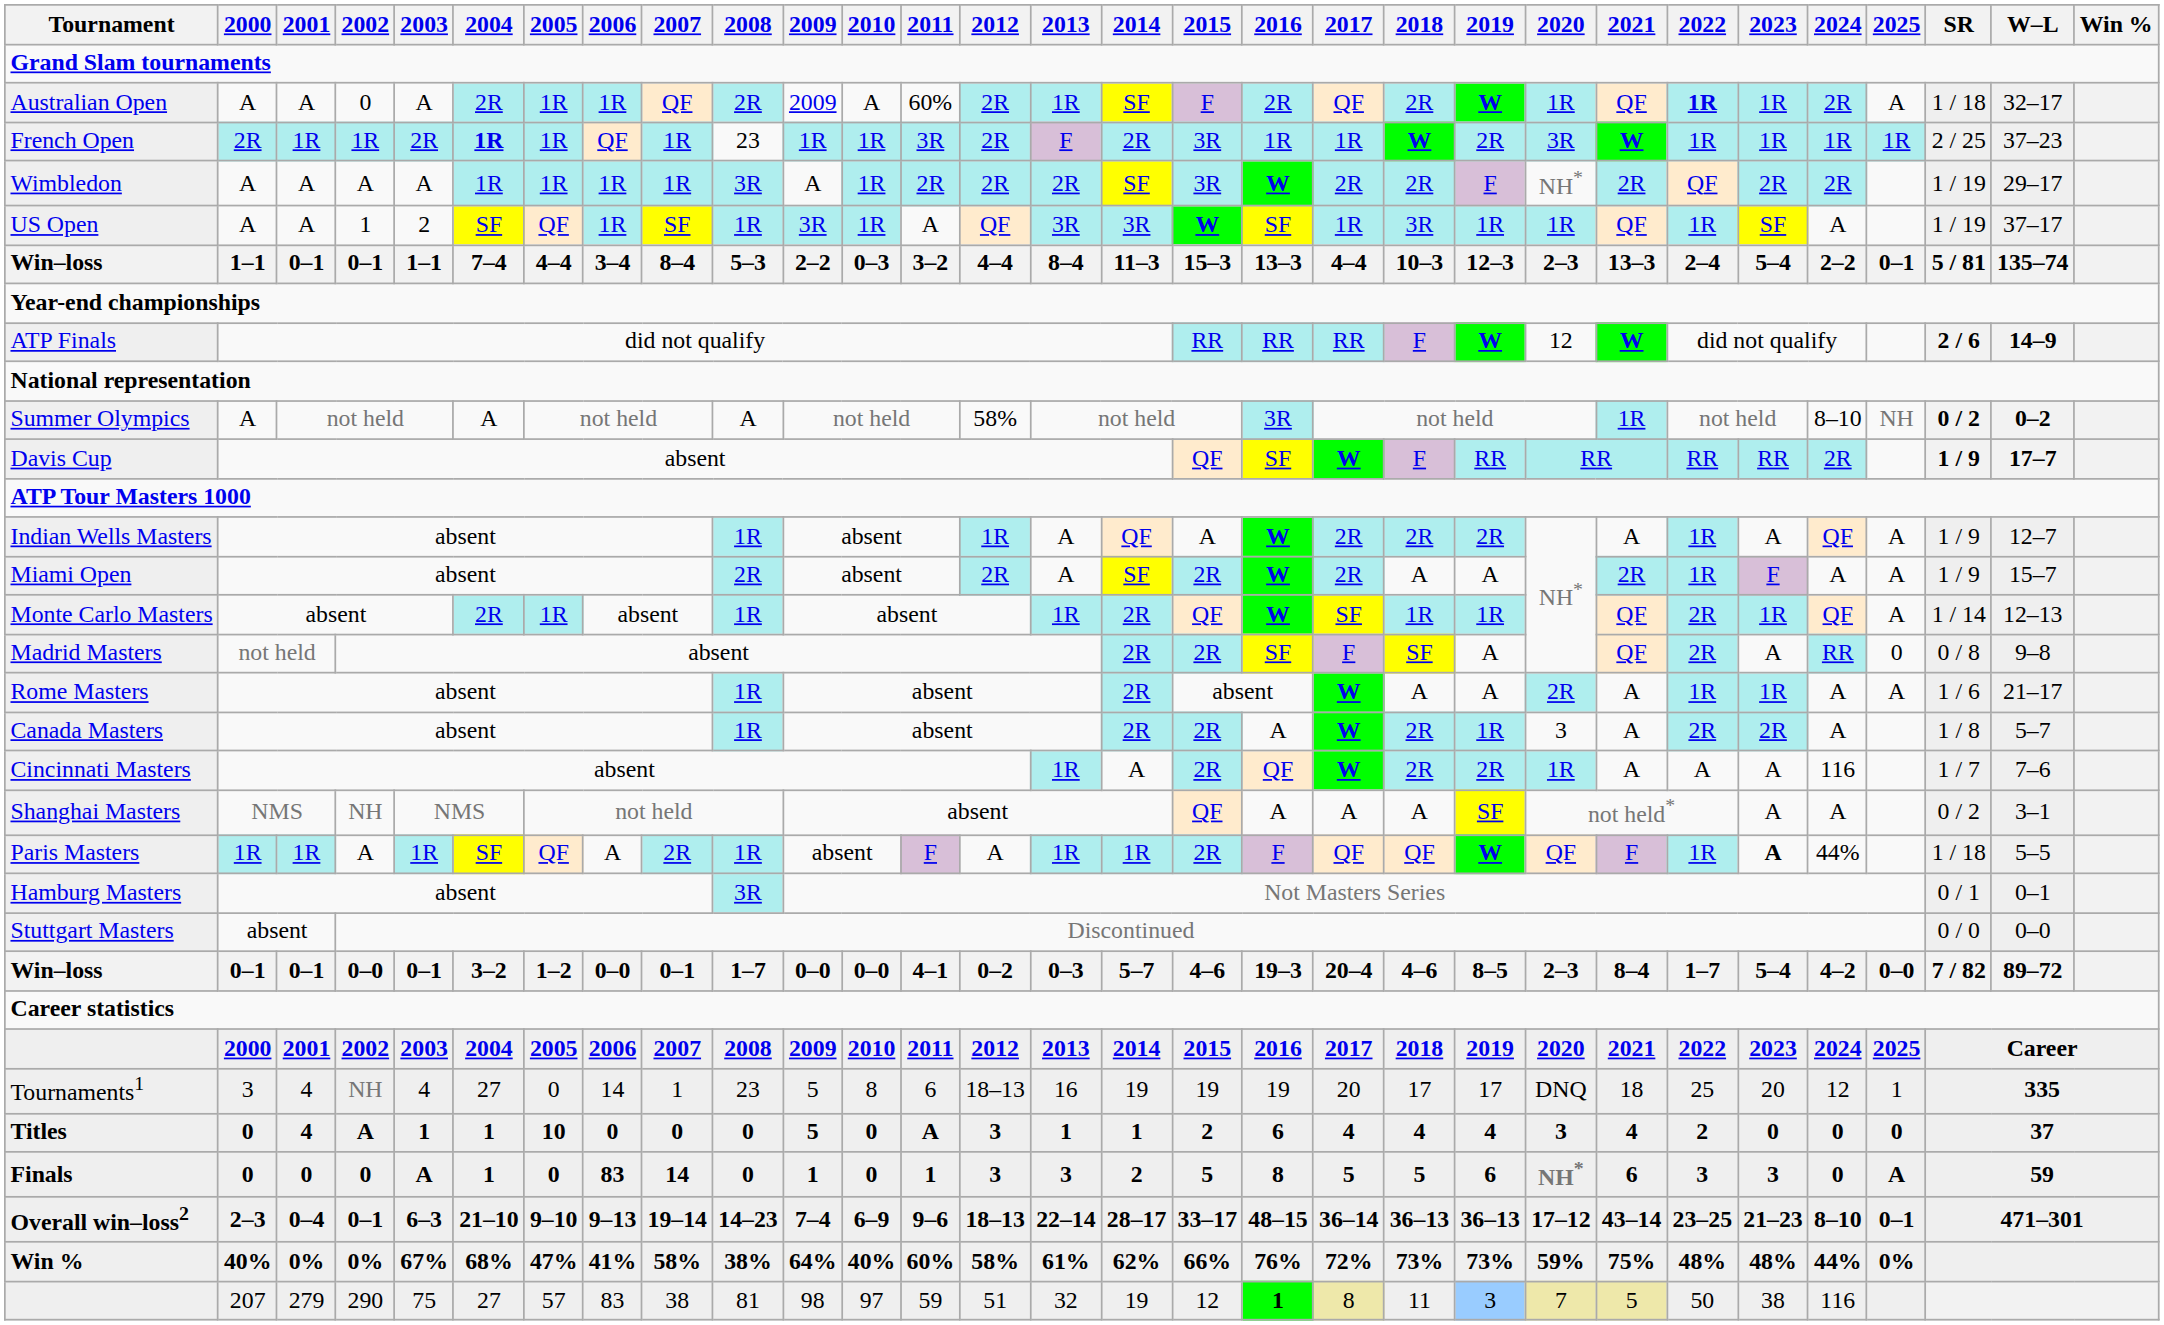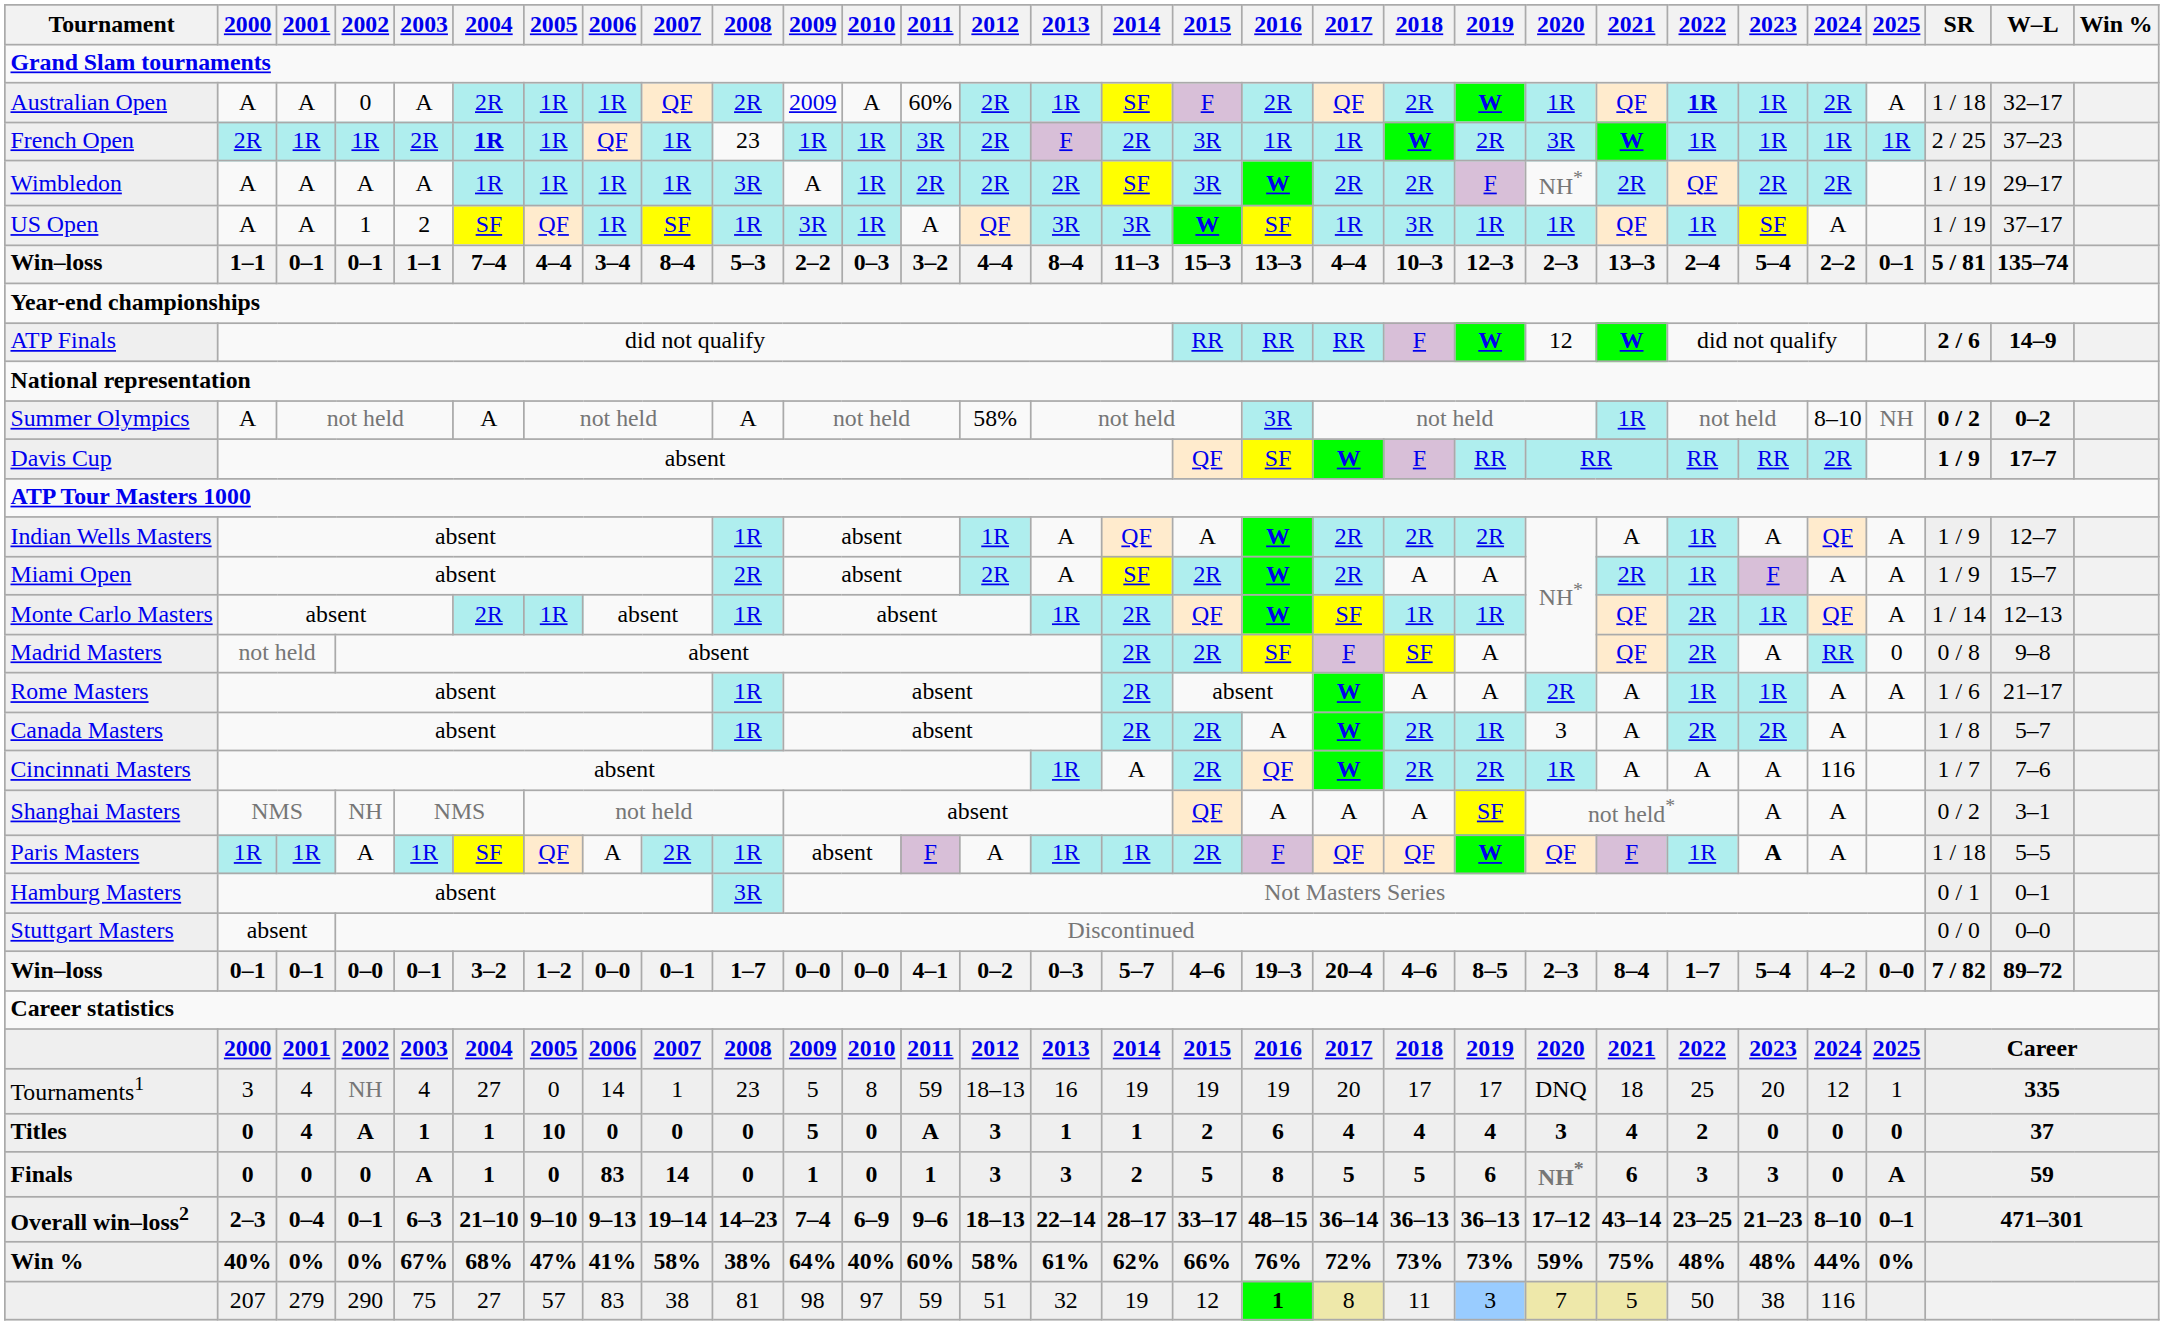(1838, 853) 44% -> (1838, 853) A
(930, 1090) 6 -> (930, 1090) 59
